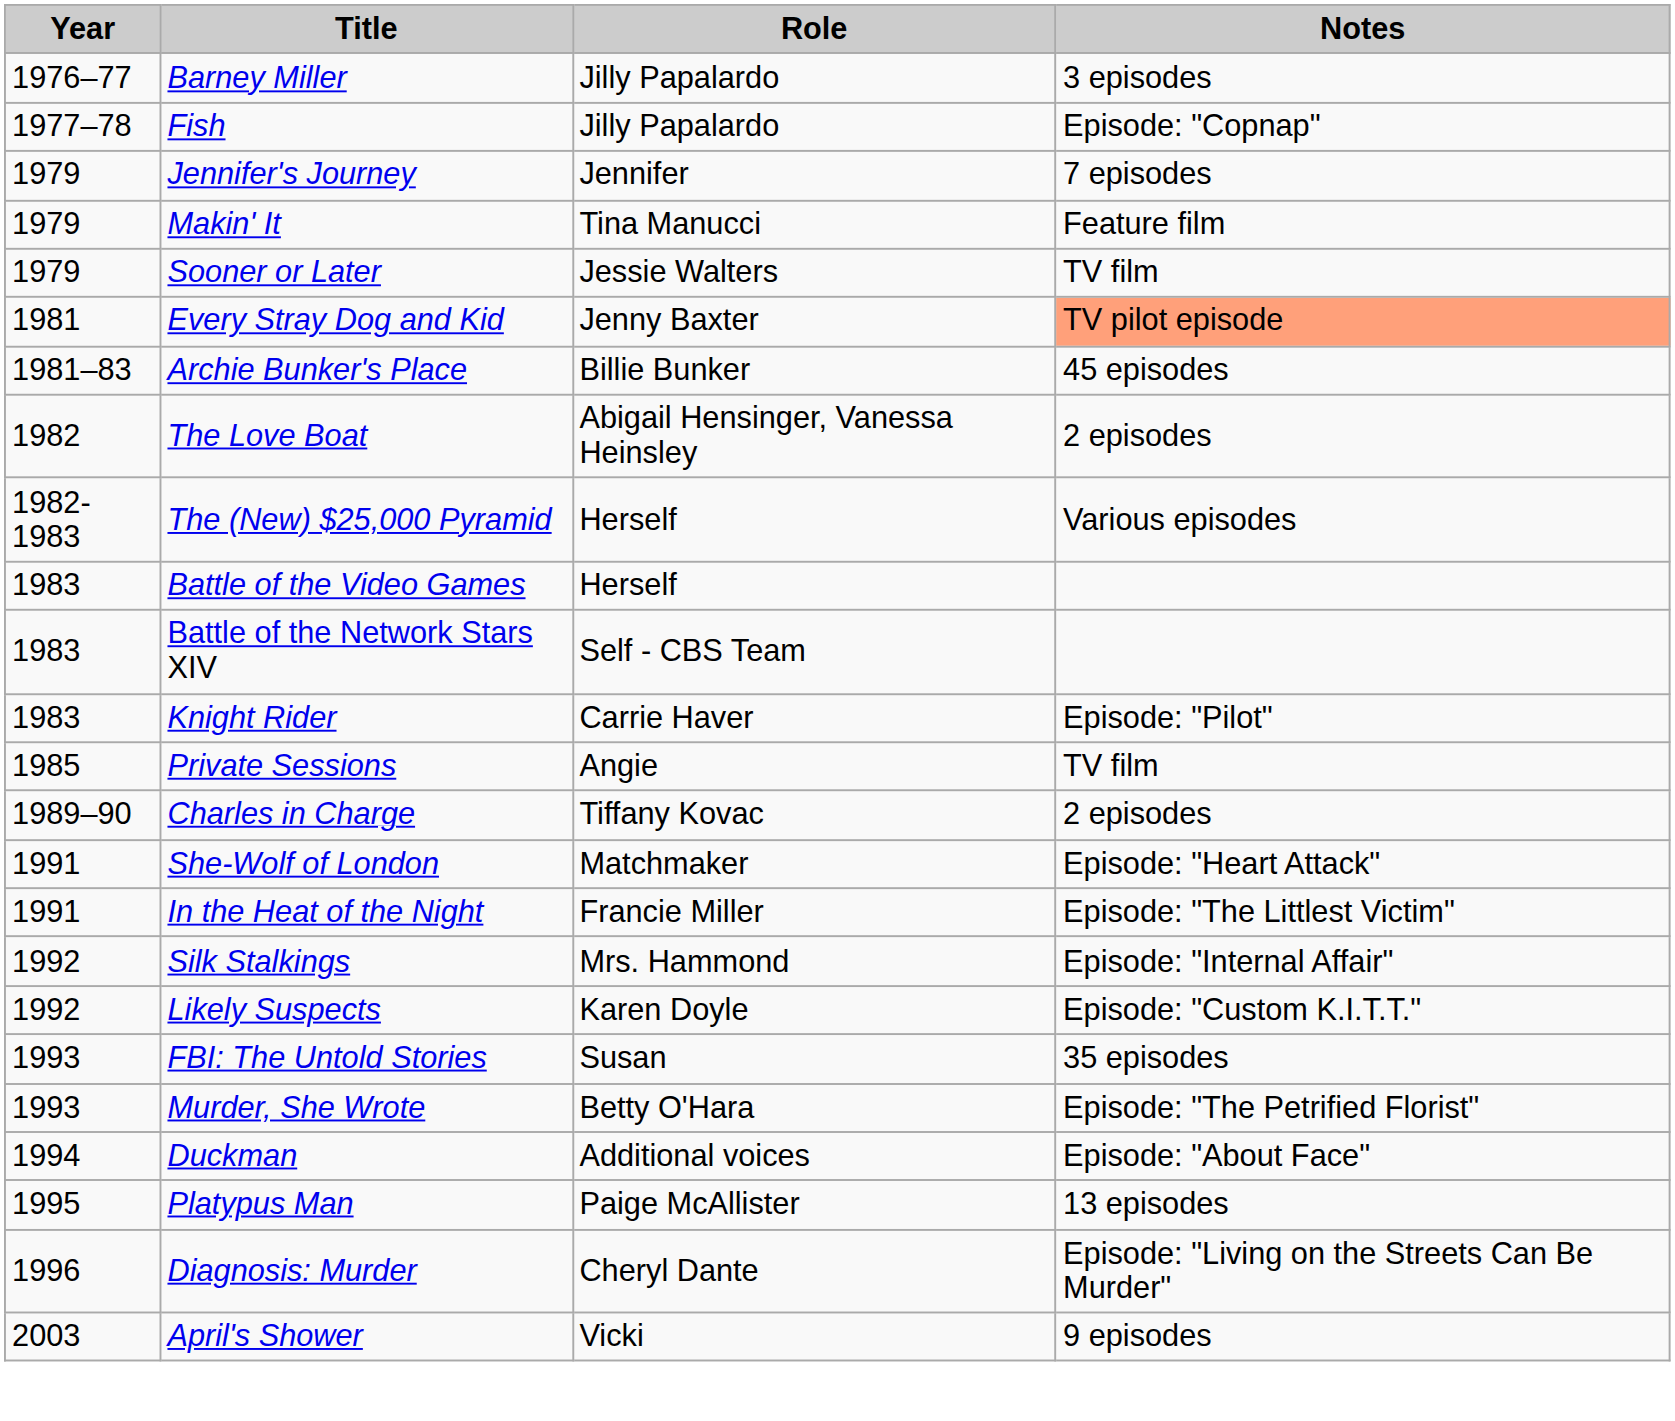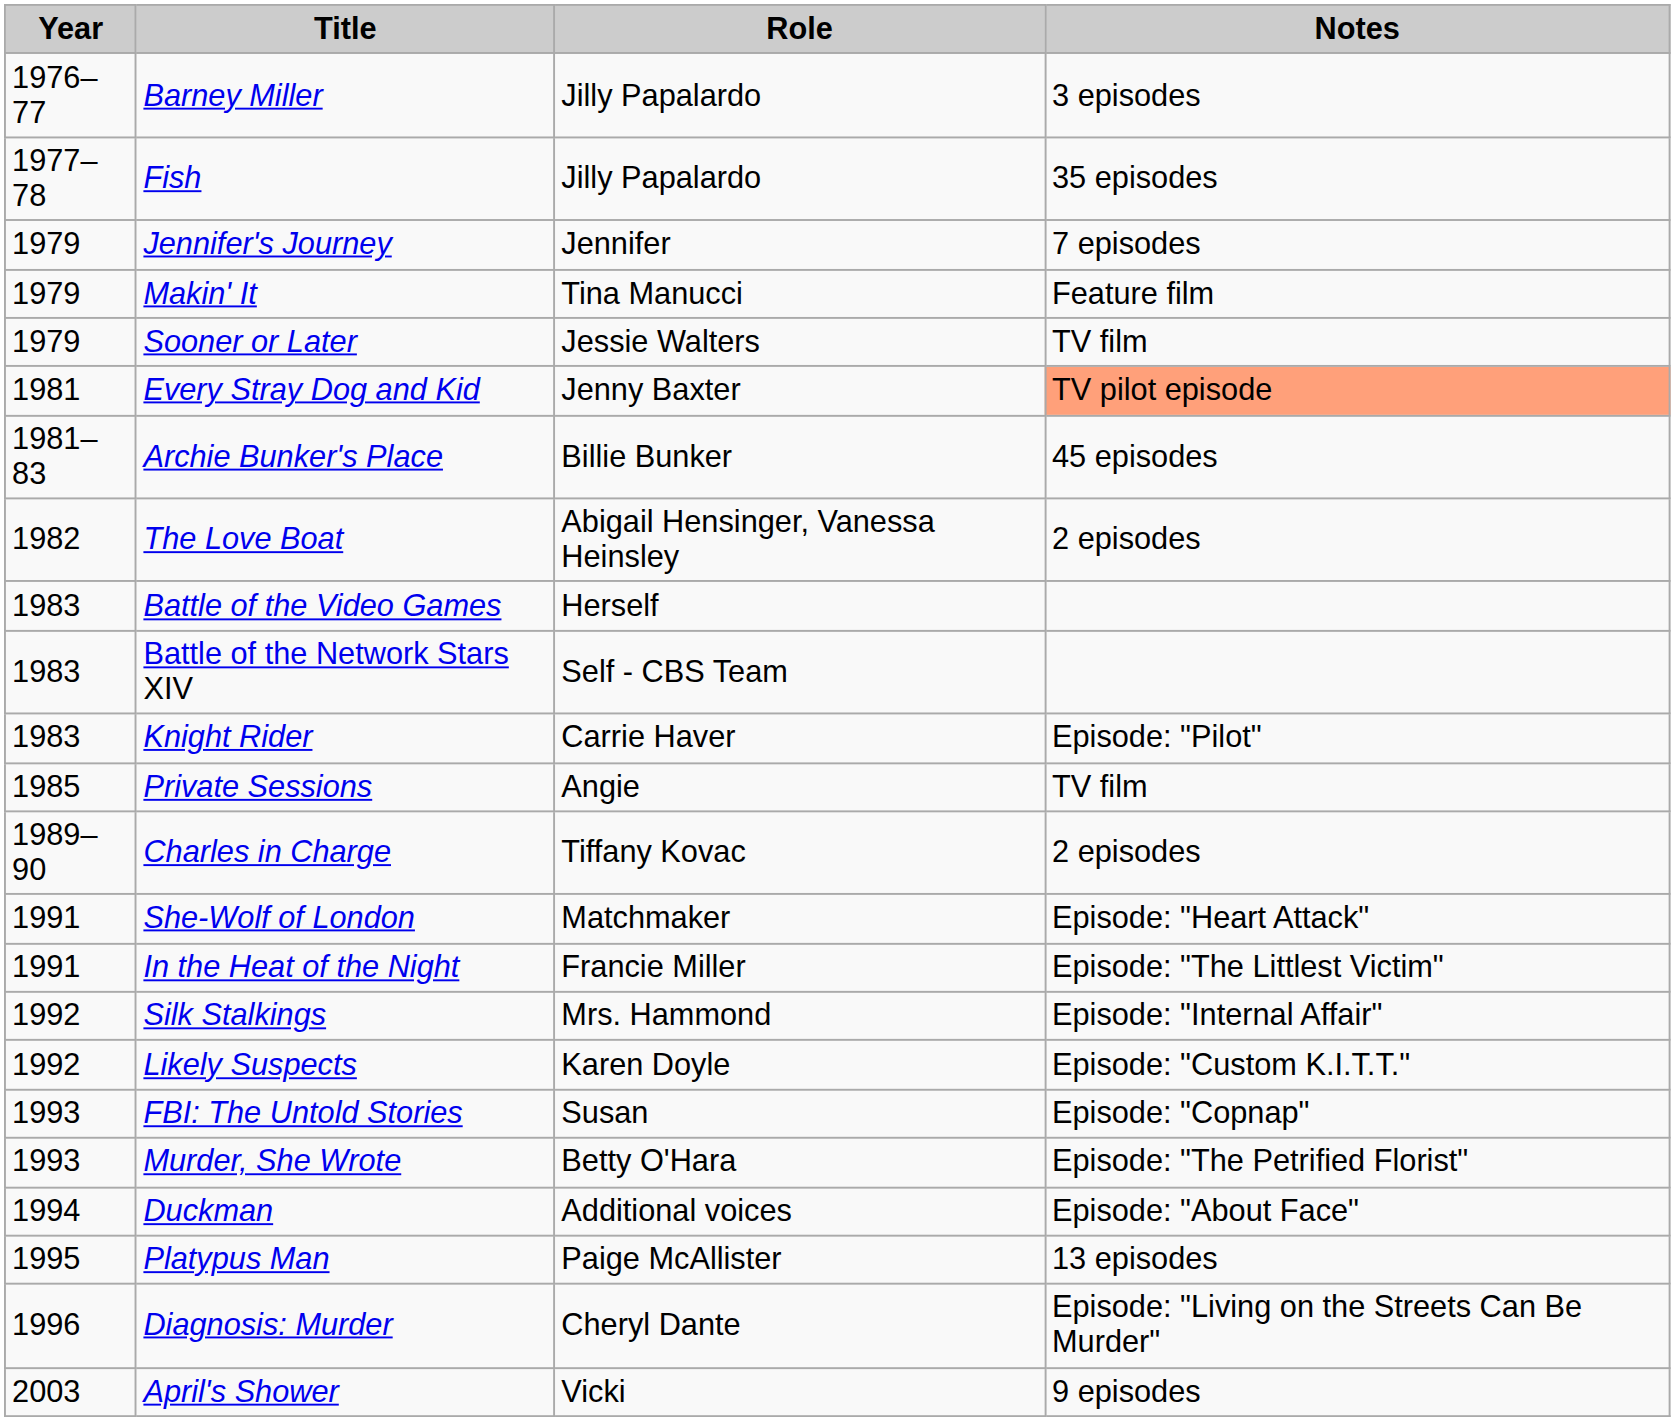(1192, 126) Episode: "Copnap" -> (1135, 178) 35 episodes
- row: (360, 519)
(1146, 1058) 35 episodes -> (1181, 1113) Episode: "Copnap"
